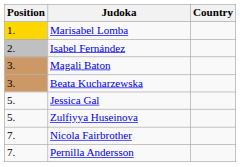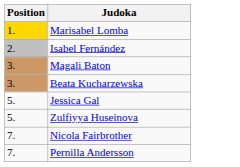- column: (213, 13)
